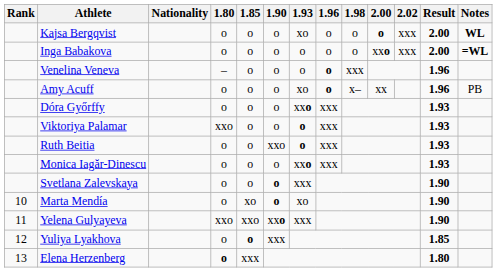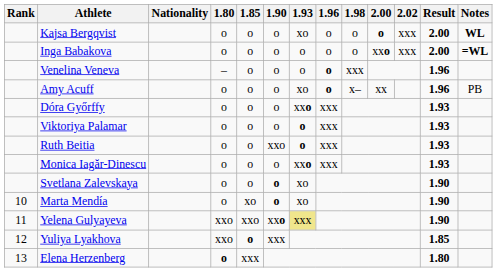(224, 126) xxo -> (224, 126) o
(303, 182) xxx -> (303, 182) xo
(303, 220) no background -> (303, 220) khaki background
(224, 239) o -> (224, 239) xxo
